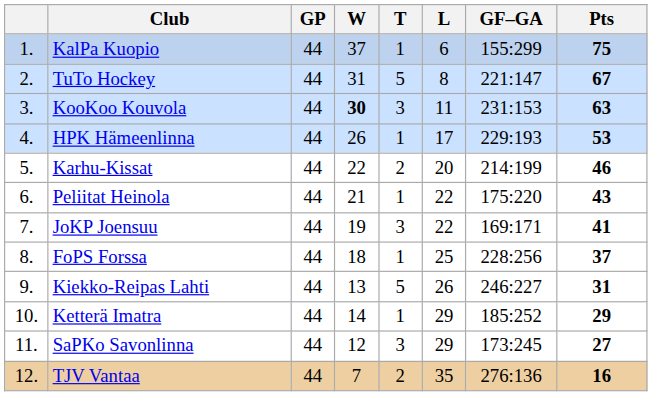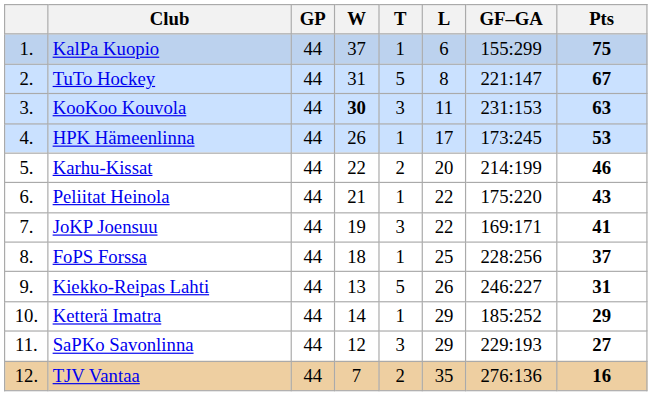(511, 138) 229:193 -> (511, 138) 173:245
(511, 345) 173:245 -> (511, 345) 229:193
